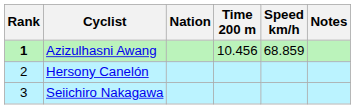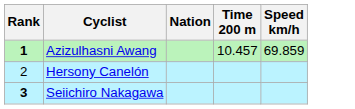- column: (329, 22)
(237, 51) 10.456 -> (237, 51) 10.457
(284, 51) 68.859 -> (284, 51) 69.859
(24, 93) normal -> (24, 93) bold
